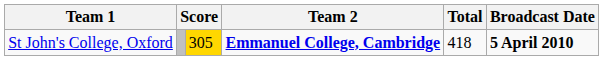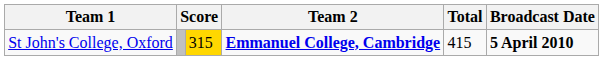(201, 42) 305 -> (201, 42) 315
(460, 42) 418 -> (460, 42) 415
